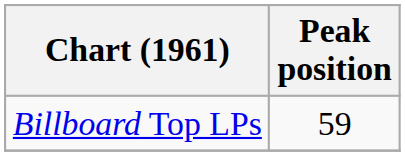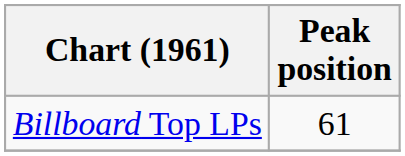(335, 122) 59 -> (335, 122) 61
